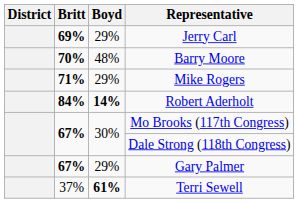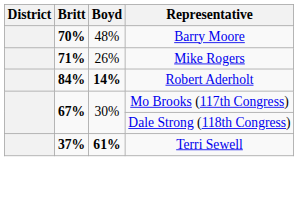- row: (210, 36)
(107, 79) 29% -> (107, 58) 26%
- row: (210, 166)
(72, 187) normal -> (72, 144) bold
